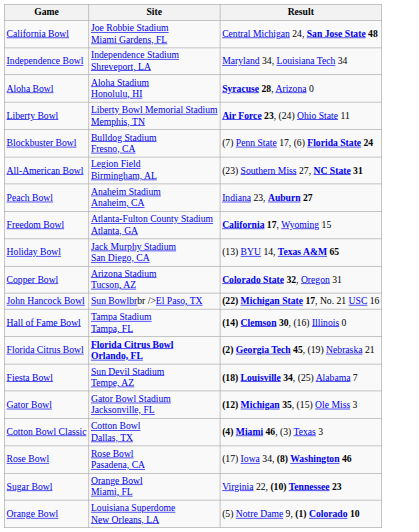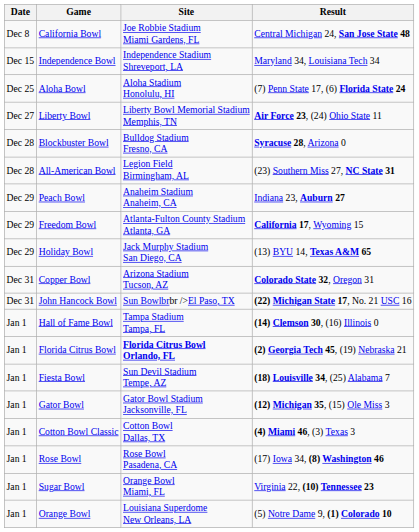+ column: (20, 12)
(268, 89) Syracuse 28, Arizona 0 -> (330, 89) (7) Penn State 17, (6) Florida State 24
(298, 143) (7) Penn State 17, (6) Florida State 24 -> (300, 143) Syracuse 28, Arizona 0
